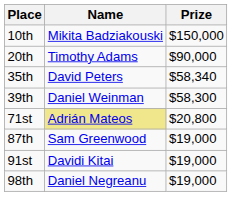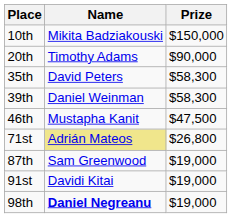(193, 77) $58,340 -> (193, 77) $58,300
+ row: (20, 118)
(193, 118) $20,800 -> (193, 139) $26,800
(97, 181) normal -> (100, 202) bold
